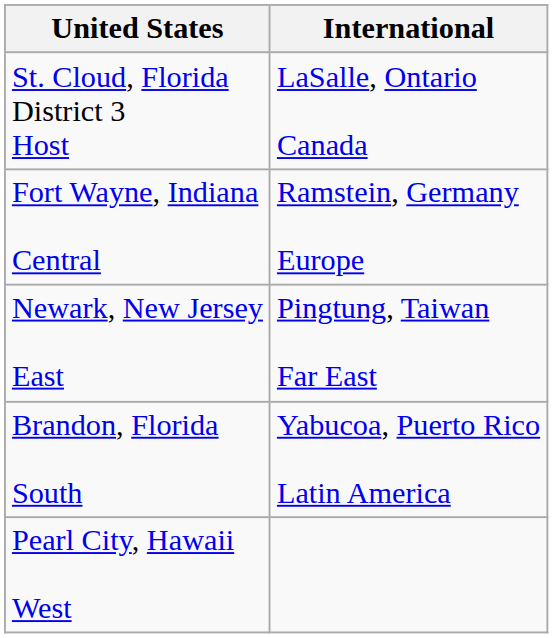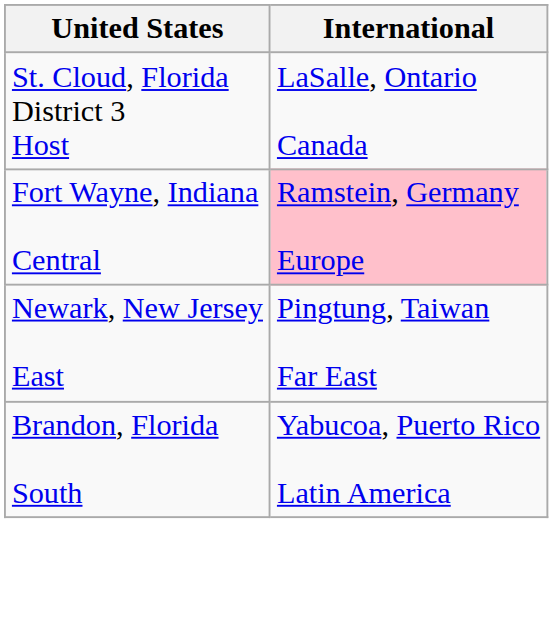(398, 226) no background -> (398, 226) pink background
- row: (123, 574)
